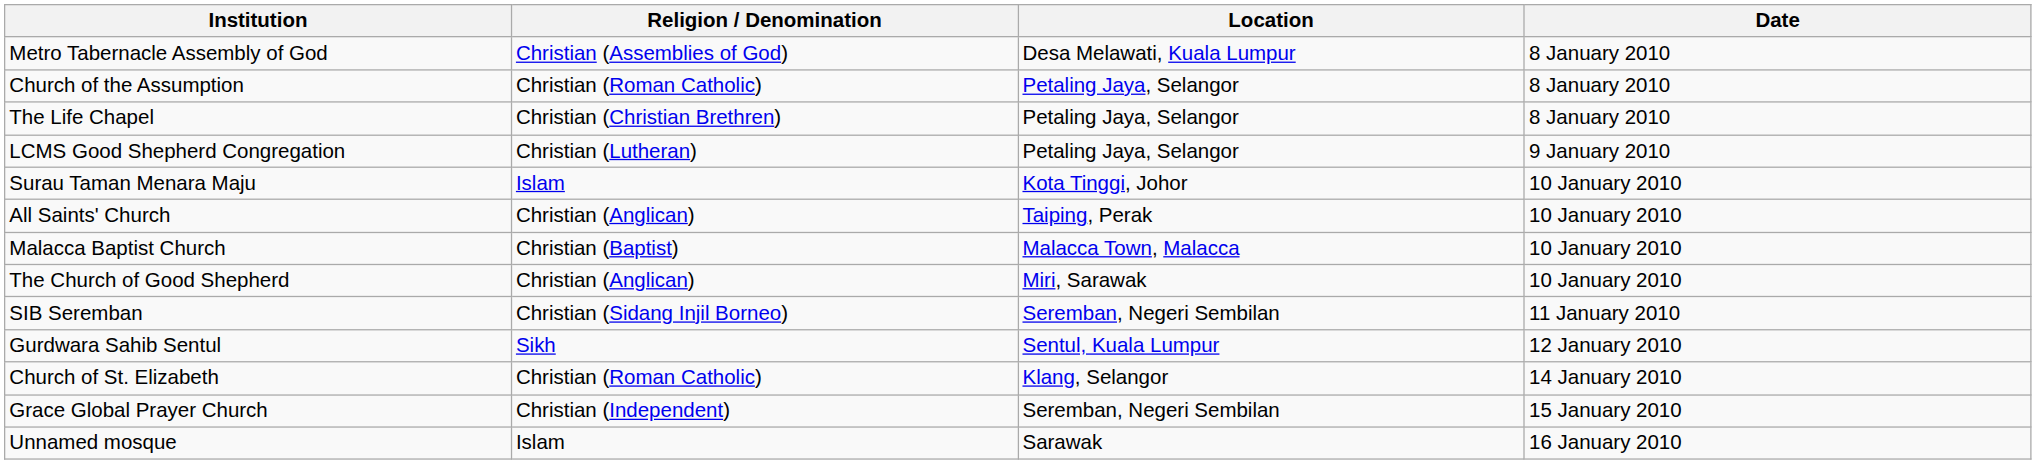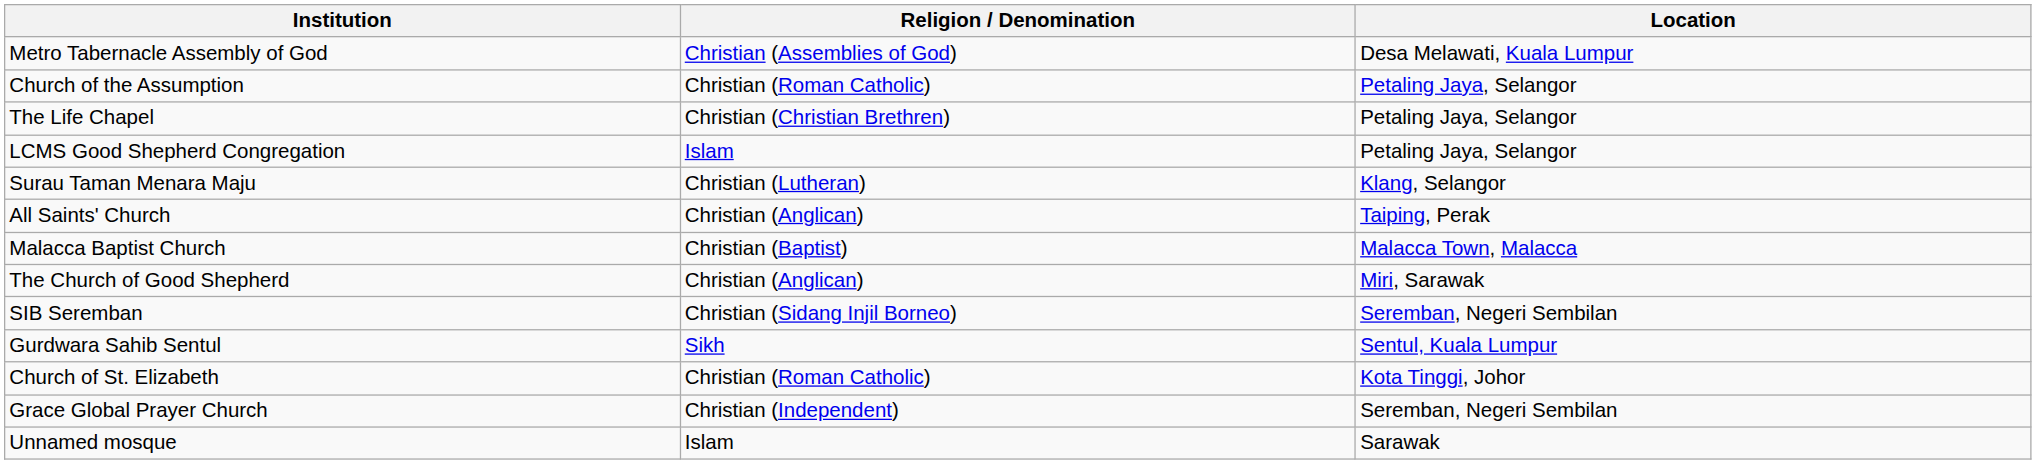- column: (1778, 20)
(606, 150) Christian (Lutheran) -> (709, 150) Islam
(540, 183) Islam -> (775, 183) Christian (Lutheran)
(1105, 183) Kota Tinggi, Johor -> (1433, 183) Klang, Selangor
(1095, 378) Klang, Selangor -> (1443, 378) Kota Tinggi, Johor
